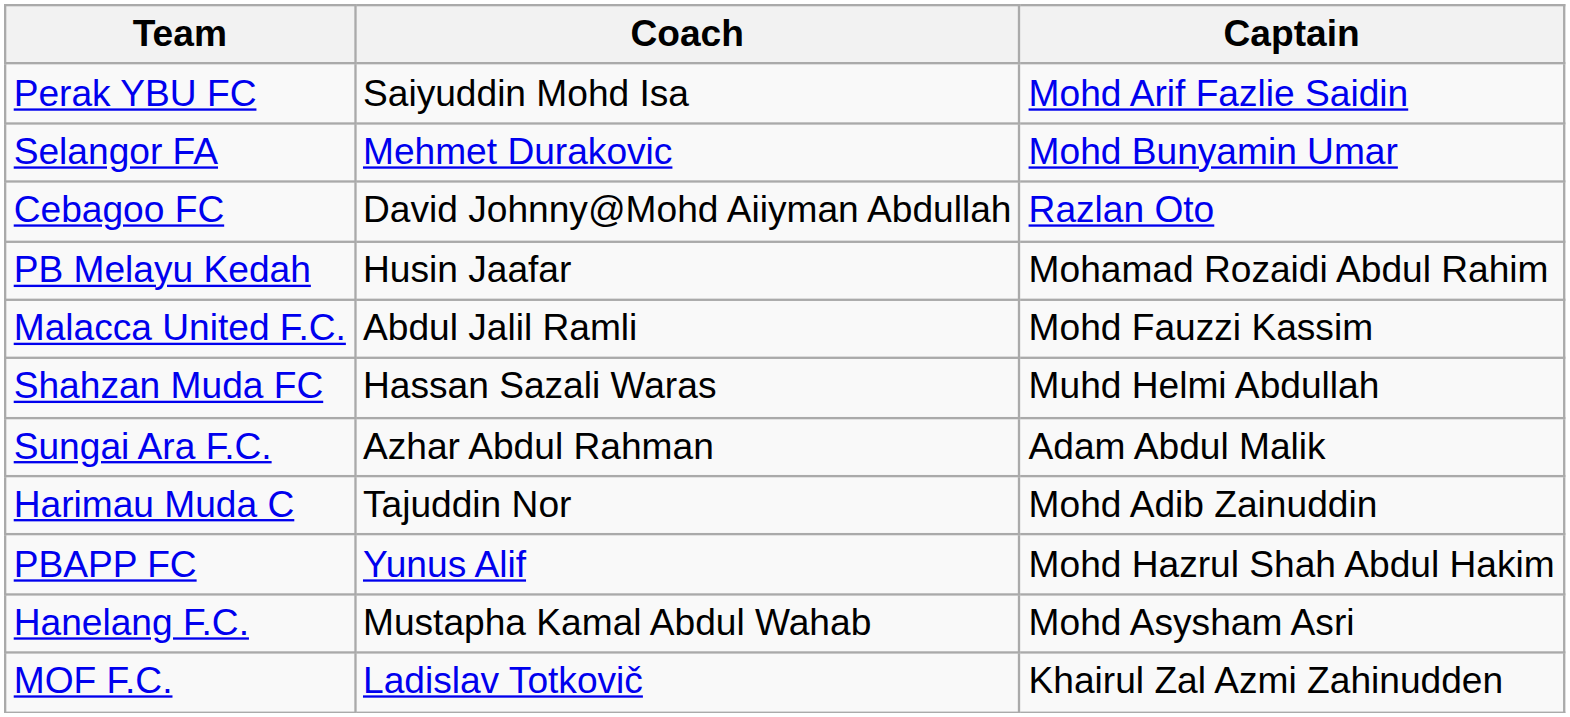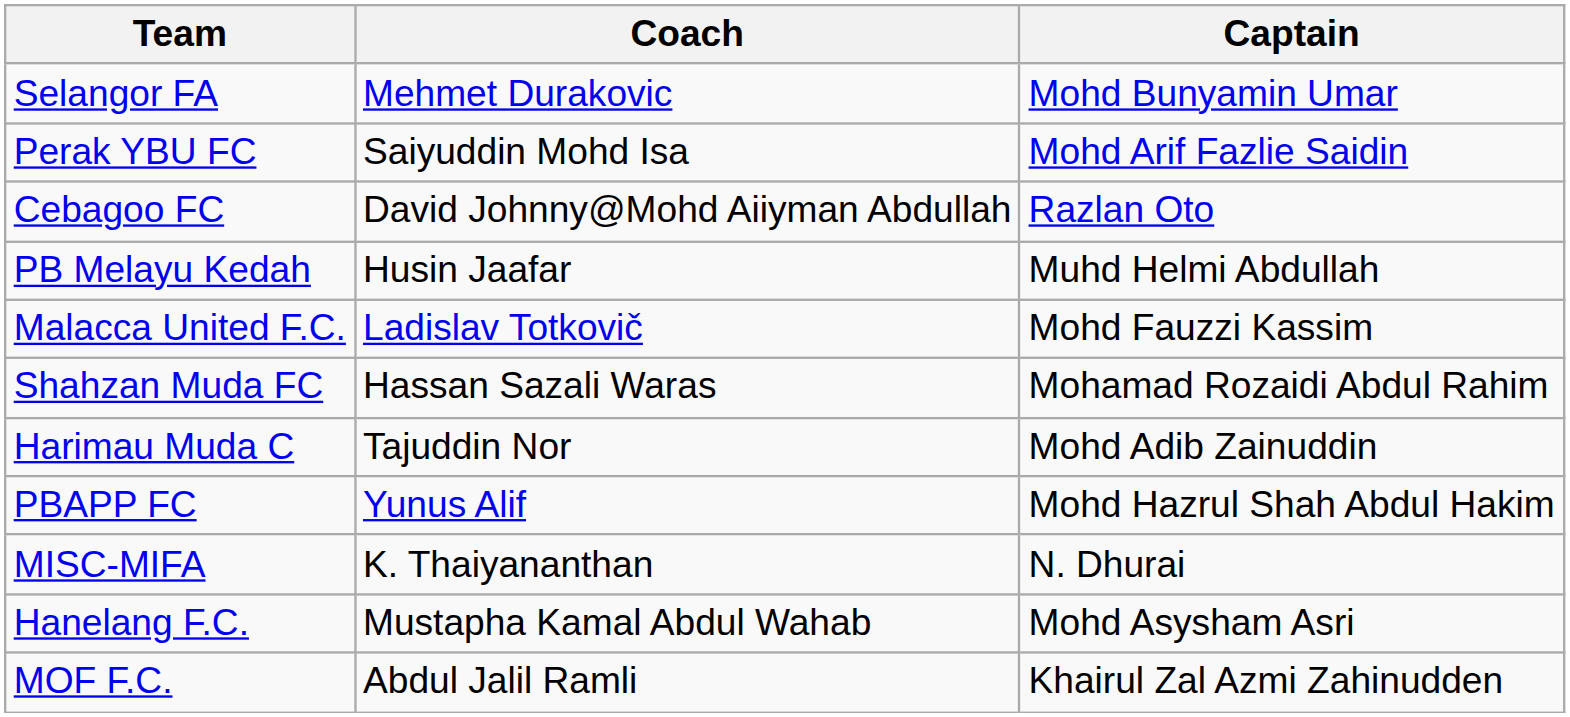rows swapped: (135, 92) <-> (116, 151)
(1289, 269) Mohamad Rozaidi Abdul Rahim -> (1204, 269) Muhd Helmi Abdullah
(500, 328) Abdul Jalil Ramli -> (503, 328) Ladislav Totkovič
(1204, 387) Muhd Helmi Abdullah -> (1289, 387) Mohamad Rozaidi Abdul Rahim
- row: (143, 446)
+ row: (110, 563)
(503, 681) Ladislav Totkovič -> (500, 681) Abdul Jalil Ramli
